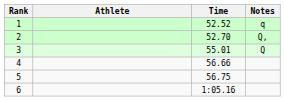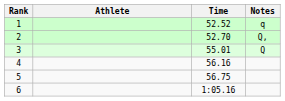(218, 63) 56.66 -> (218, 63) 56.16
